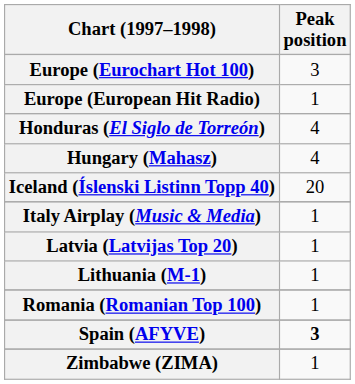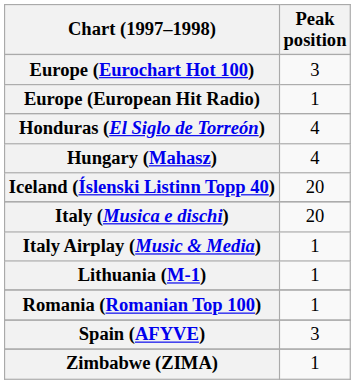+ row: (142, 216)
- row: (142, 246)
(315, 334) bold -> (315, 334) normal
